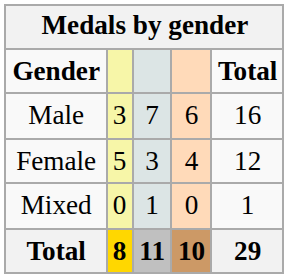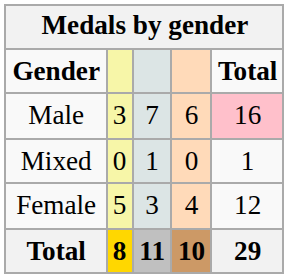(248, 115) no background -> (248, 115) pink background
rows swapped: (56, 160) <-> (56, 205)
